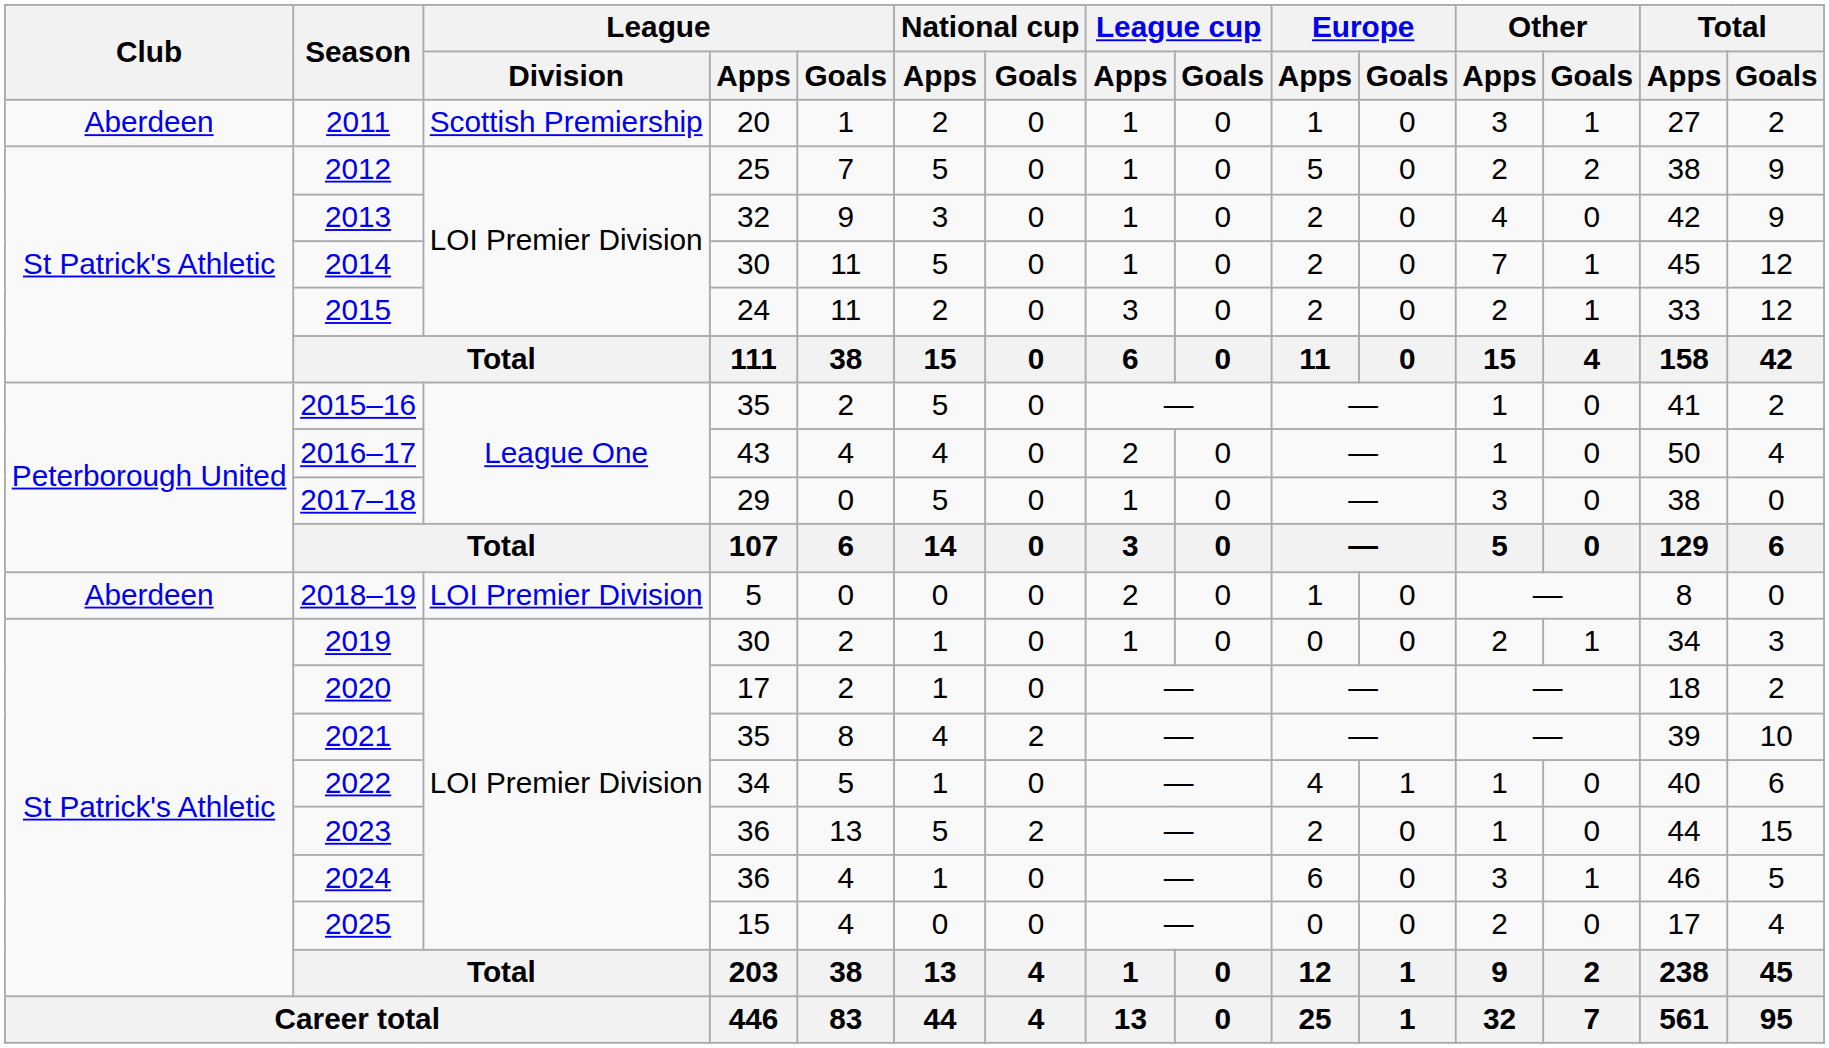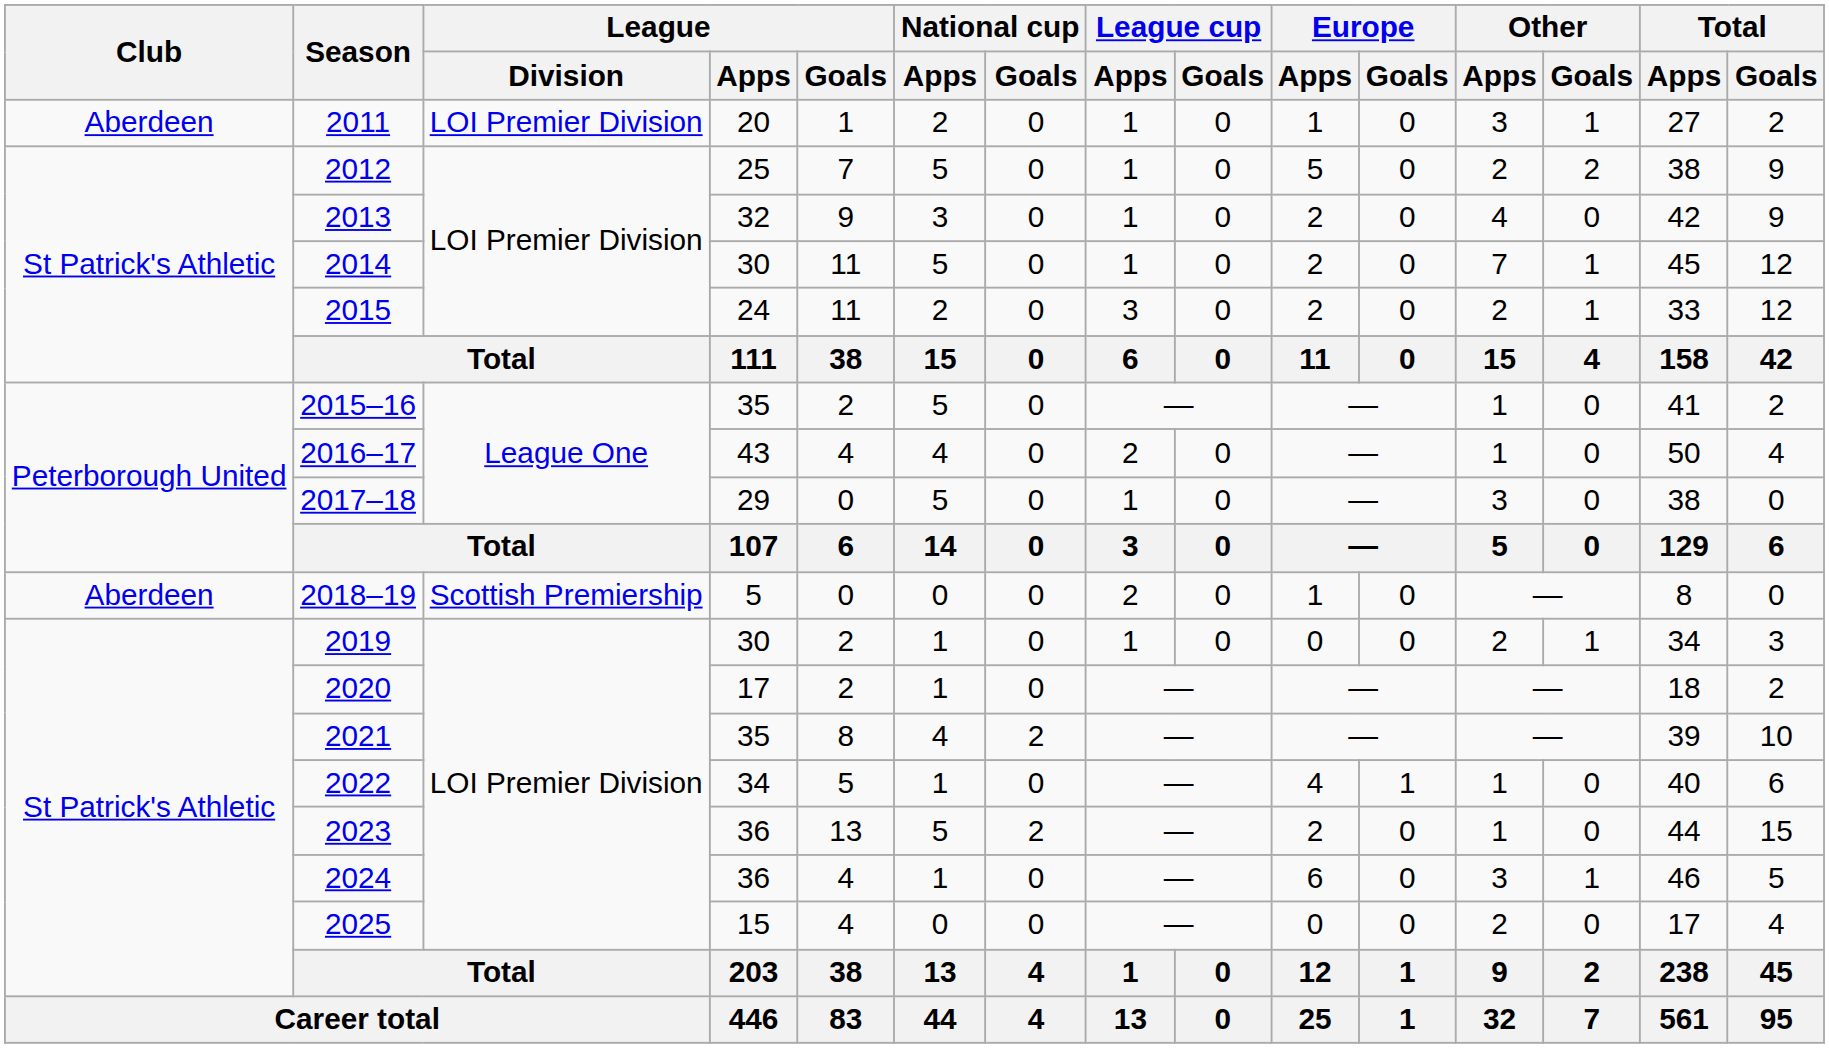(566, 122) Scottish Premiership -> (566, 122) LOI Premier Division
(566, 594) LOI Premier Division -> (566, 594) Scottish Premiership
